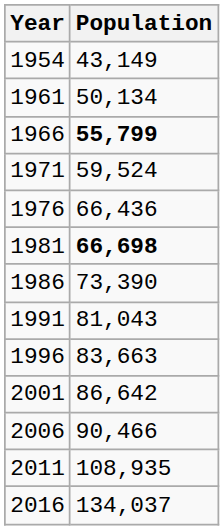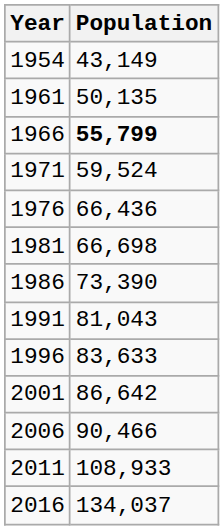(117, 98) 50,134 -> (117, 98) 50,135
(117, 246) bold -> (117, 246) normal
(117, 357) 83,663 -> (117, 357) 83,633
(124, 468) 108,935 -> (124, 468) 108,933
